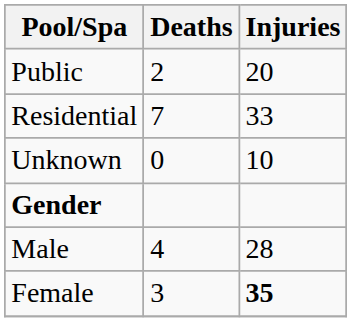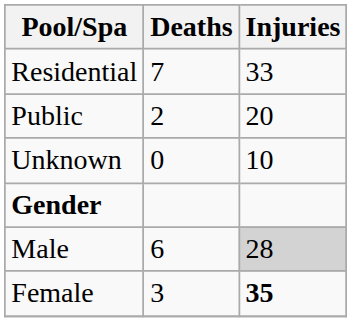rows swapped: (47, 71) <-> (74, 115)
(157, 248) 4 -> (157, 248) 6
(260, 248) no background -> (260, 248) lightgrey background
